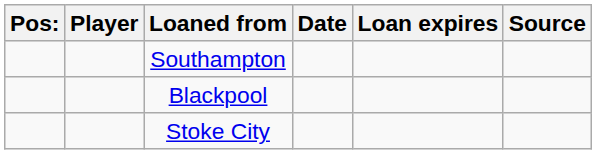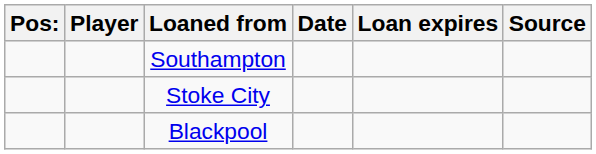rows swapped: (218, 131) <-> (218, 95)
